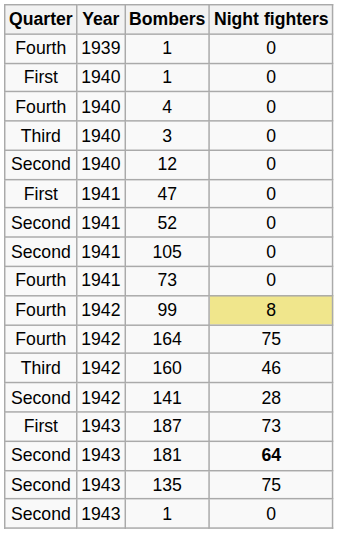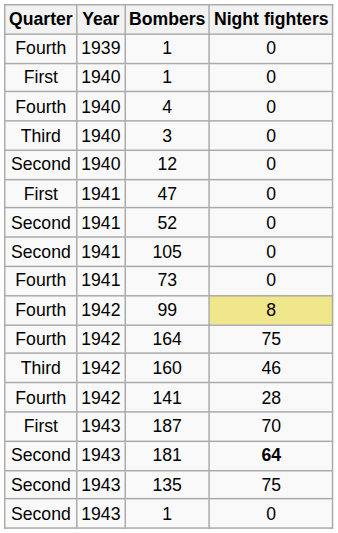(41, 397) Second -> (41, 397) Fourth
(271, 426) 73 -> (271, 426) 70
